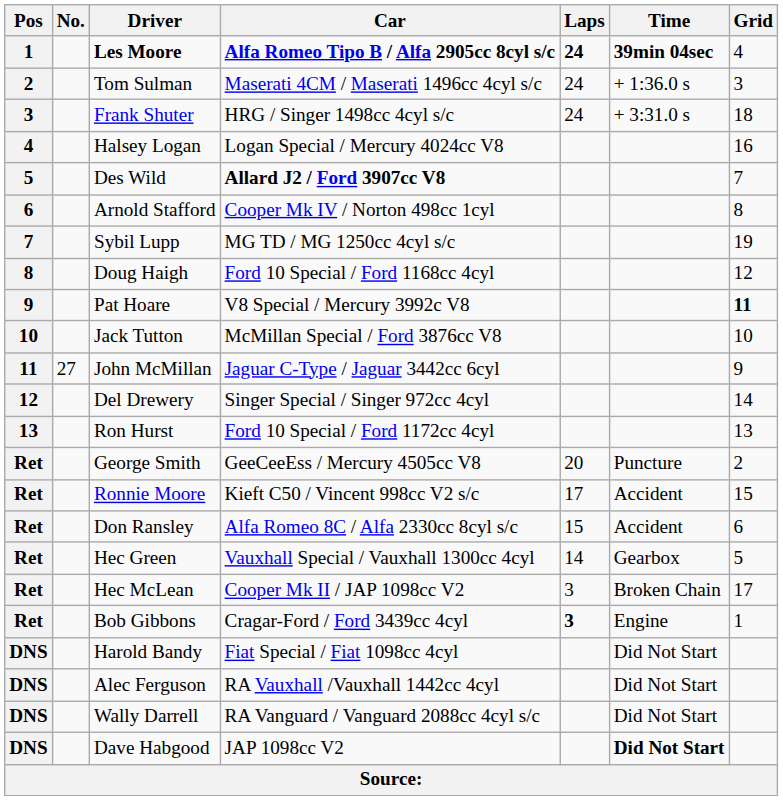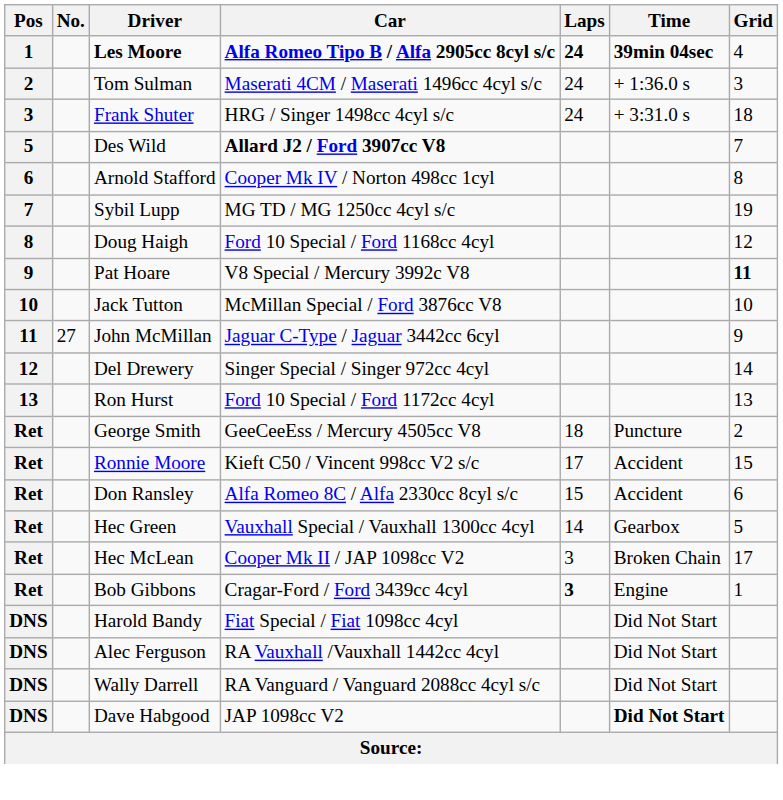- row: (147, 146)
(574, 462) 20 -> (574, 431) 18
